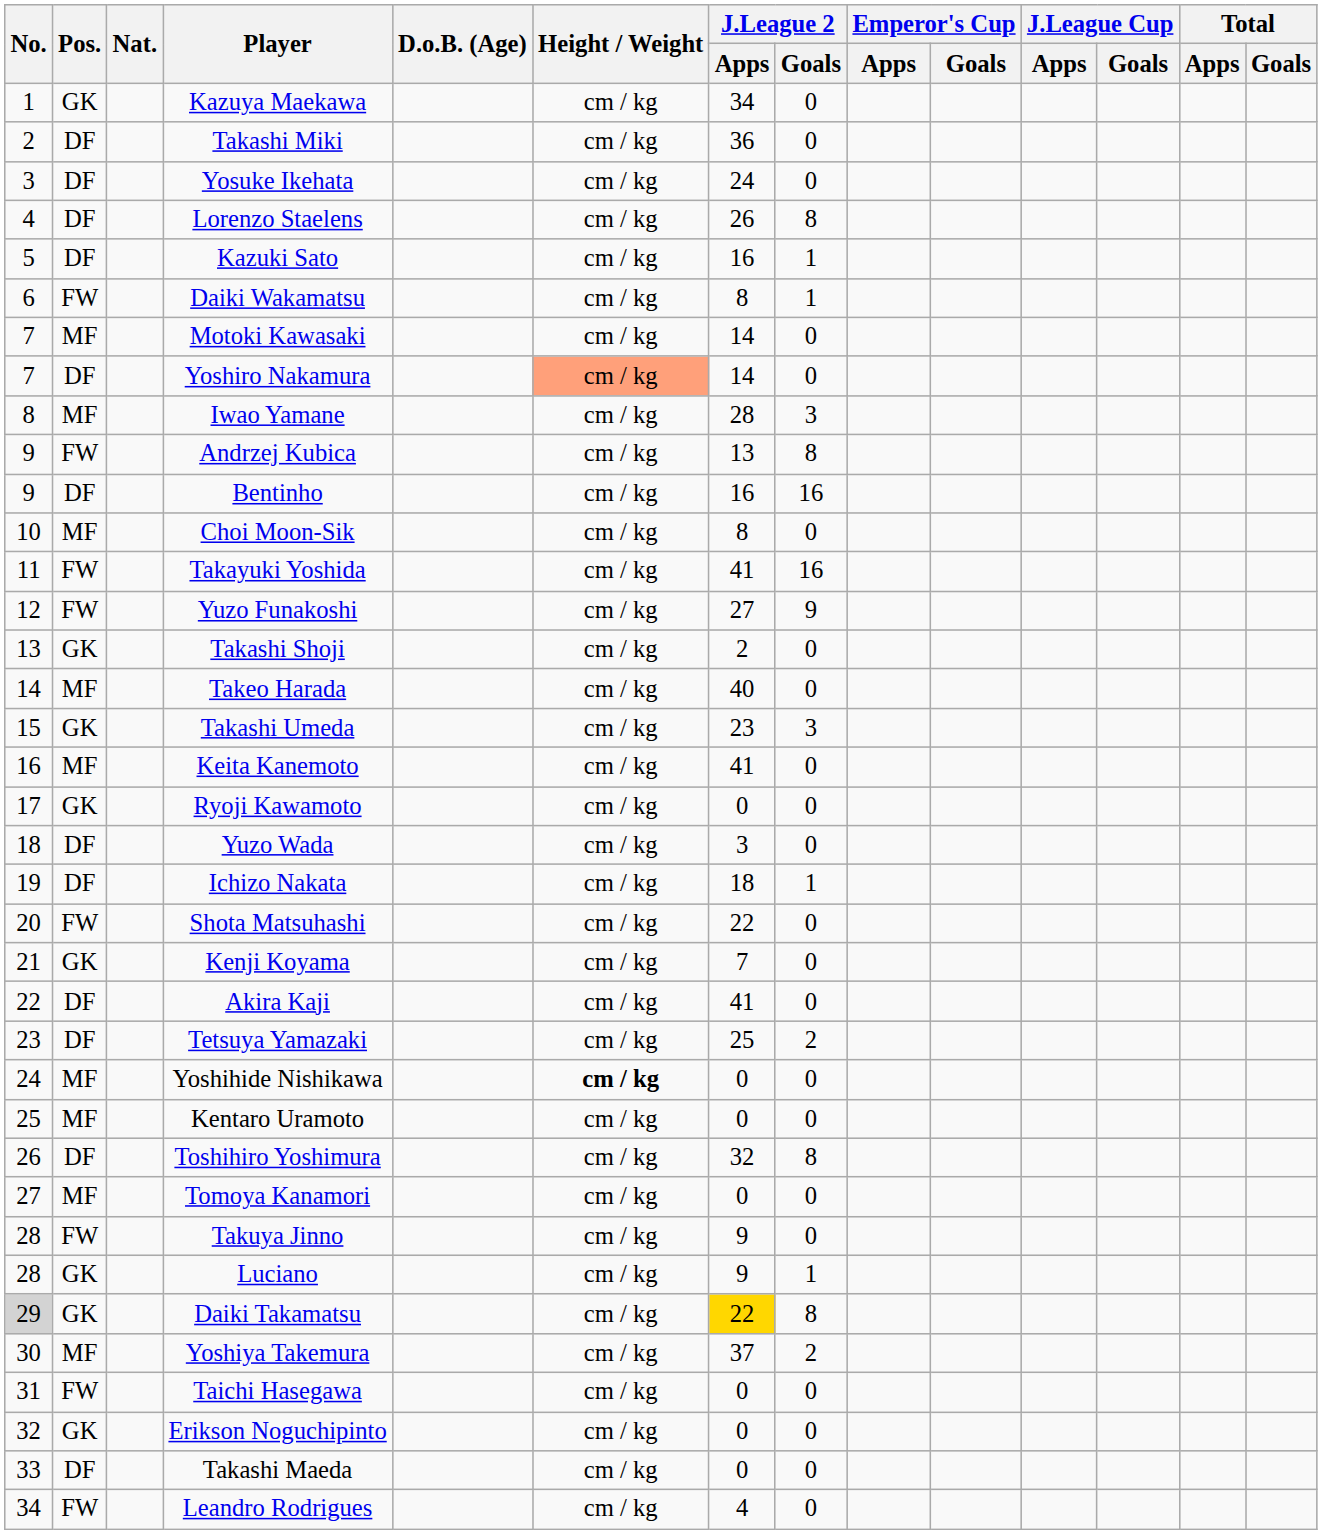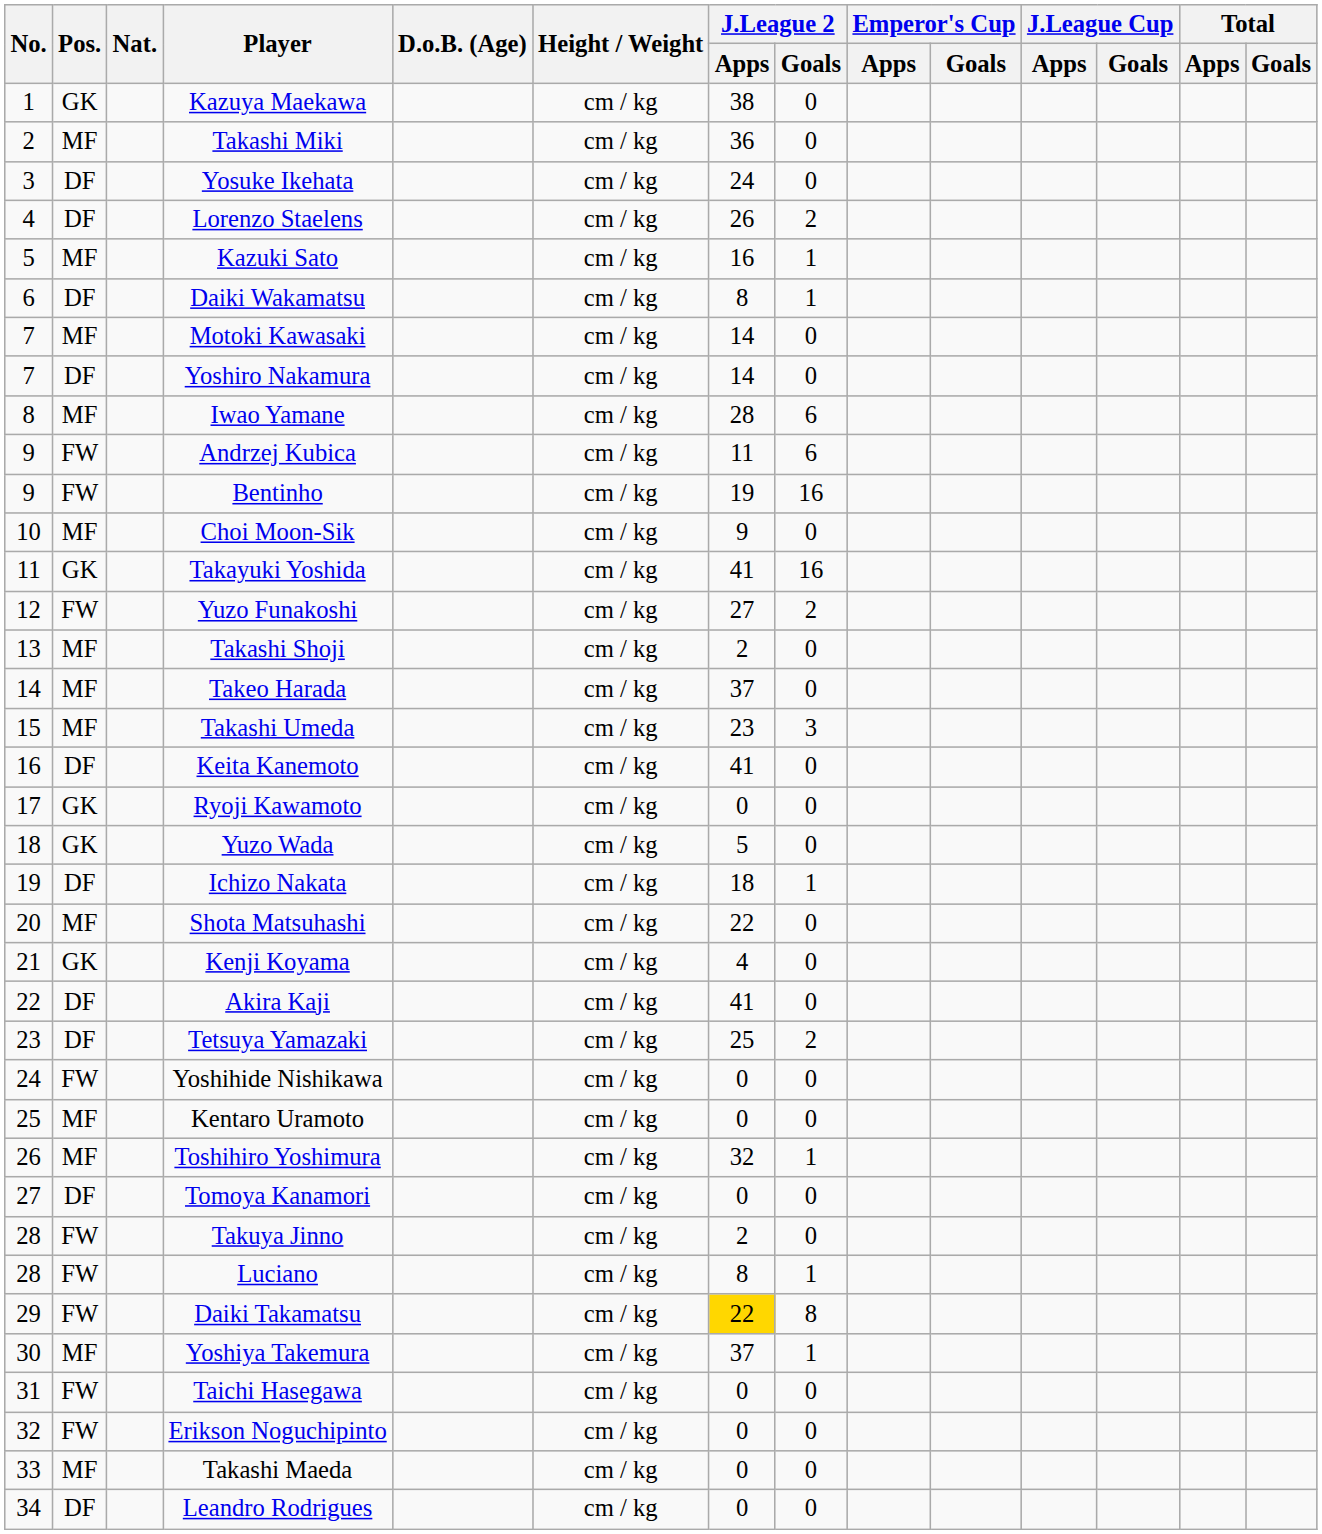(742, 102) 34 -> (742, 102) 38
(80, 141) DF -> (80, 141) MF
(811, 219) 8 -> (811, 219) 2
(80, 258) DF -> (80, 258) MF
(80, 297) FW -> (80, 297) DF
(621, 375) lightsalmon background -> (621, 375) no background
(811, 414) 3 -> (811, 414) 6
(742, 453) 13 -> (742, 453) 11
(811, 453) 8 -> (811, 453) 6
(80, 492) DF -> (80, 492) FW
(742, 492) 16 -> (742, 492) 19
(742, 532) 8 -> (742, 532) 9
(80, 571) FW -> (80, 571) GK
(811, 610) 9 -> (811, 610) 2
(80, 649) GK -> (80, 649) MF
(742, 688) 40 -> (742, 688) 37
(80, 727) GK -> (80, 727) MF
(80, 766) MF -> (80, 766) DF
(80, 844) DF -> (80, 844) GK
(742, 844) 3 -> (742, 844) 5
(80, 922) FW -> (80, 922) MF
(742, 961) 7 -> (742, 961) 4
(80, 1079) MF -> (80, 1079) FW
(621, 1079) bold -> (621, 1079) normal
(80, 1157) DF -> (80, 1157) MF
(811, 1157) 8 -> (811, 1157) 1
(80, 1196) MF -> (80, 1196) DF
(742, 1235) 9 -> (742, 1235) 2
(80, 1274) GK -> (80, 1274) FW
(742, 1274) 9 -> (742, 1274) 8
(29, 1313) lightgrey background -> (29, 1313) no background
(80, 1313) GK -> (80, 1313) FW
(811, 1352) 2 -> (811, 1352) 1
(80, 1430) GK -> (80, 1430) FW
(80, 1469) DF -> (80, 1469) MF
(80, 1508) FW -> (80, 1508) DF
(742, 1508) 4 -> (742, 1508) 0
